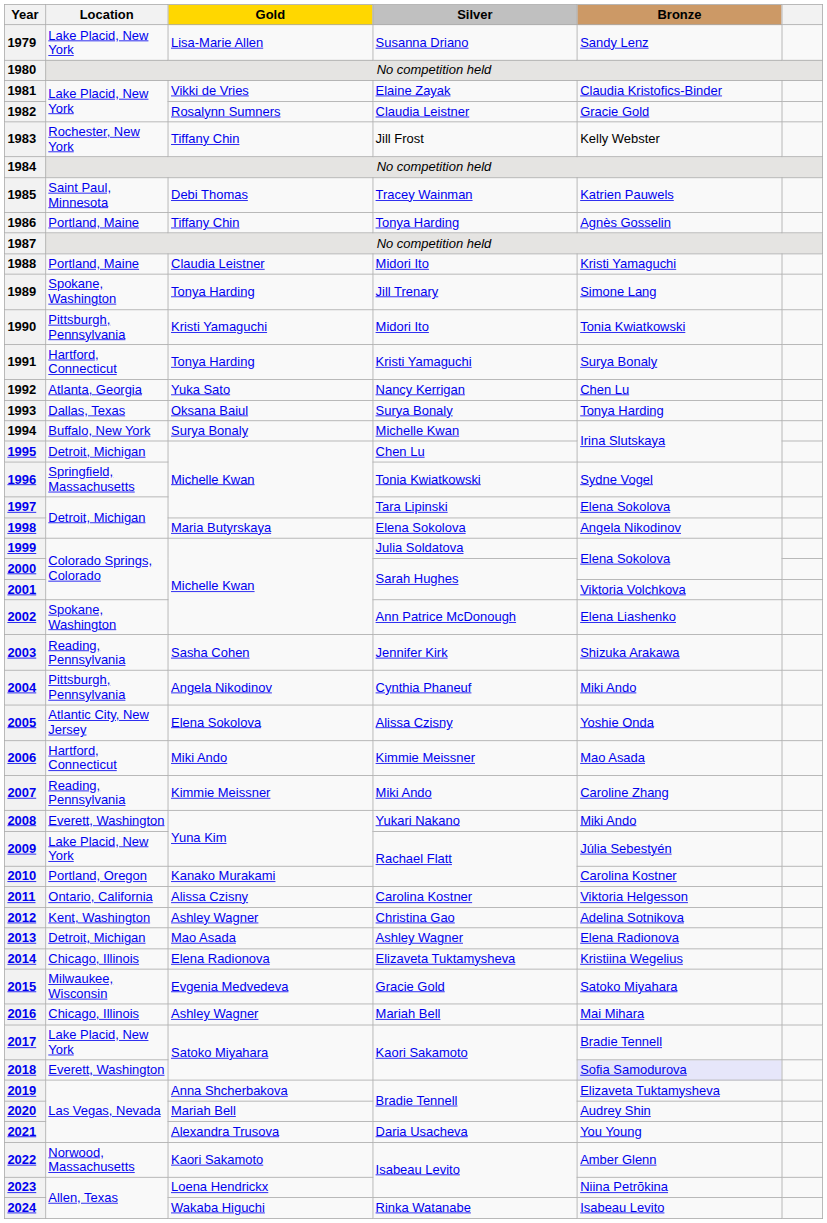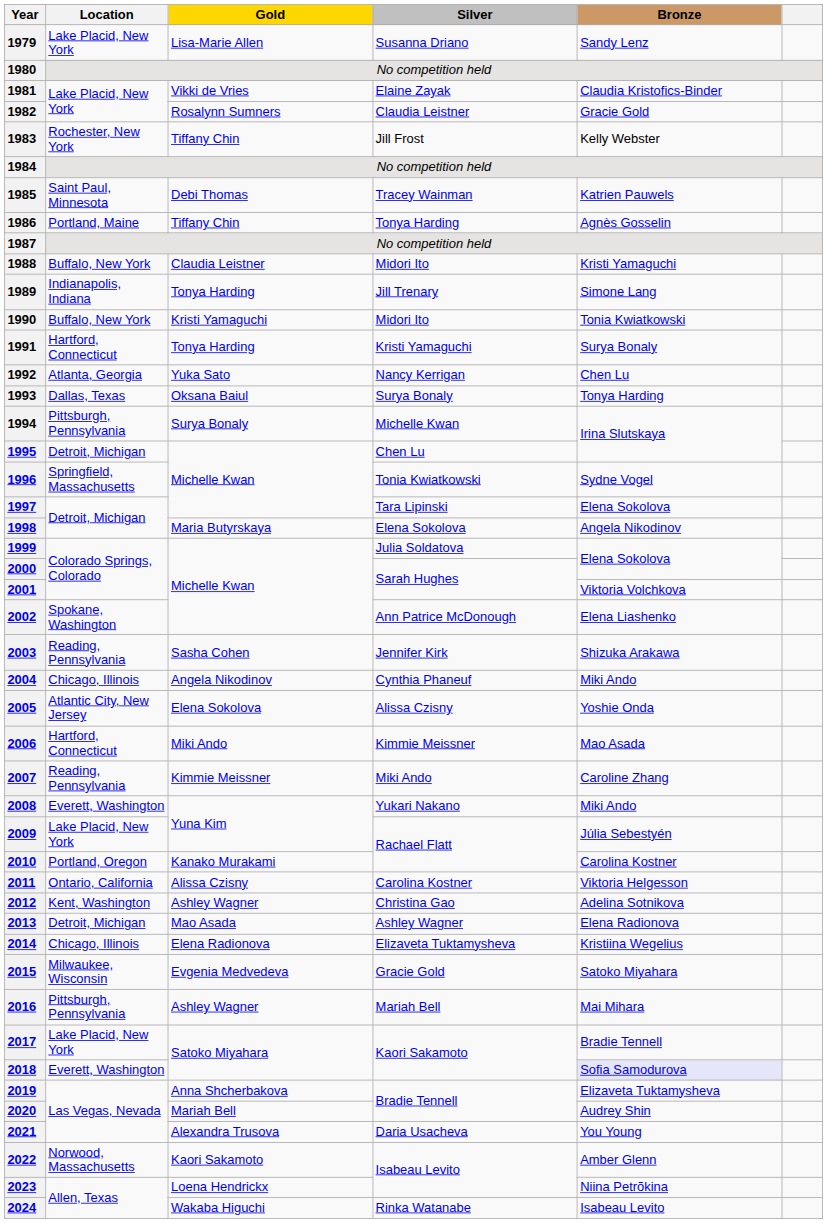(94, 264) Portland, Maine -> (99, 264) Buffalo, New York
(82, 291) Spokane, Washington -> (85, 291) Indianapolis, Indiana
(87, 327) Pittsburgh, Pennsylvania -> (99, 319) Buffalo, New York
(99, 431) Buffalo, New York -> (87, 423) Pittsburgh, Pennsylvania
(87, 687) Pittsburgh, Pennsylvania -> (94, 680) Chicago, Illinois
(94, 1014) Chicago, Illinois -> (87, 1007) Pittsburgh, Pennsylvania
